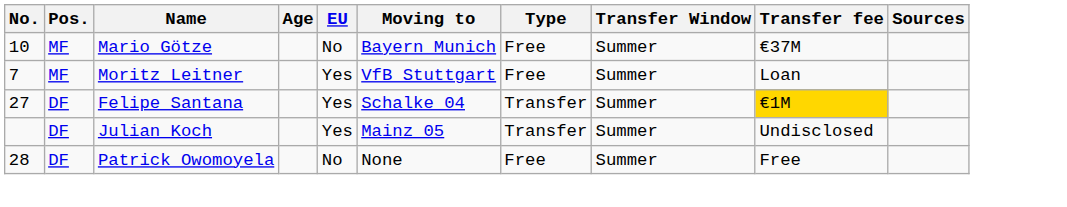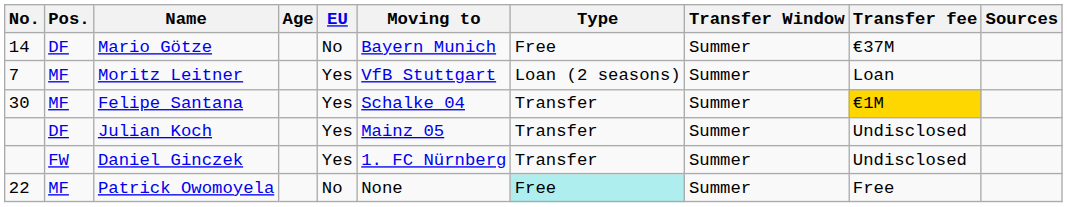(19, 47) 10 -> (19, 47) 14
(59, 47) MF -> (59, 47) DF
(525, 75) Free -> (598, 75) Loan (2 seasons)
(19, 103) 27 -> (19, 103) 30
(59, 103) DF -> (59, 103) MF
+ row: (171, 160)
(19, 160) 28 -> (19, 188) 22
(59, 160) DF -> (59, 188) MF
(525, 160) no background -> (535, 188) paleturquoise background
